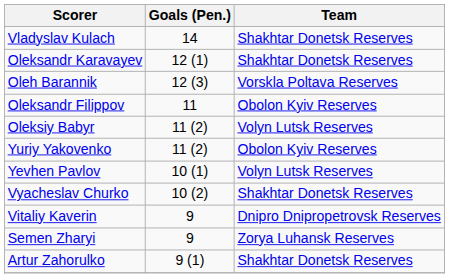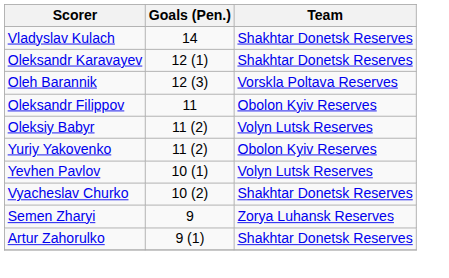- row: (52, 216)
